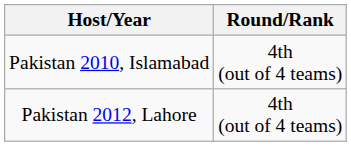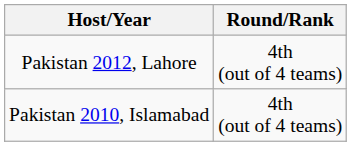rows swapped: (109, 114) <-> (109, 61)
